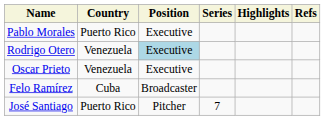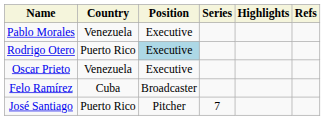(108, 32) Puerto Rico -> (108, 32) Venezuela
(108, 50) Venezuela -> (108, 50) Puerto Rico
